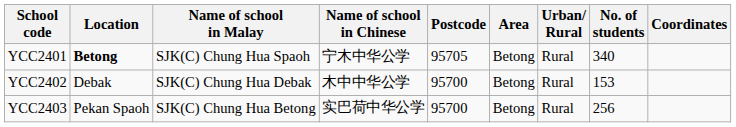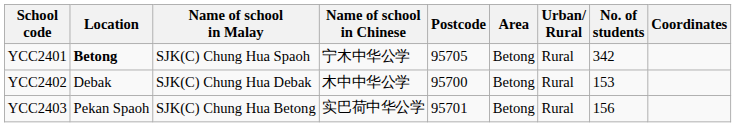(604, 56) 340 -> (604, 56) 342
(449, 108) 95700 -> (449, 108) 95701
(604, 108) 256 -> (604, 108) 156
